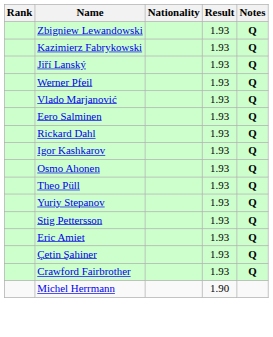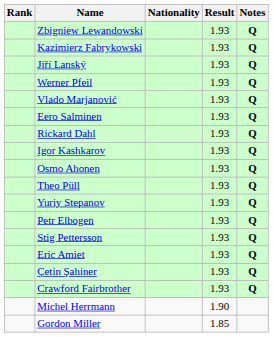+ row: (66, 220)
+ row: (69, 323)
